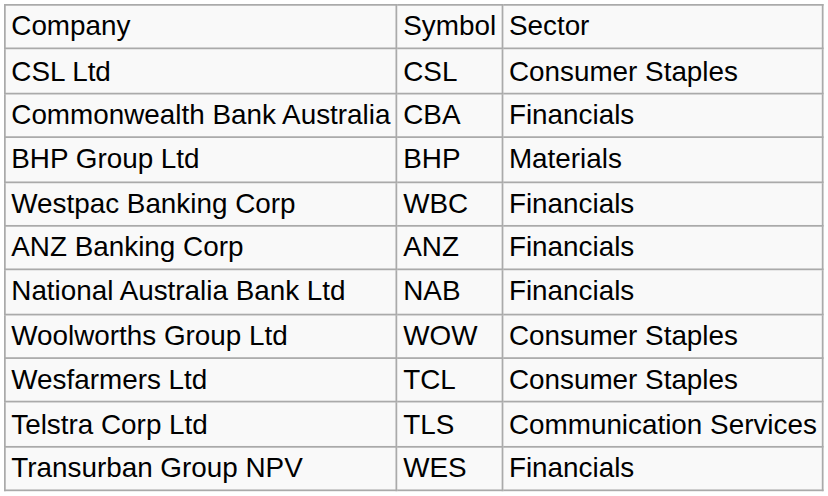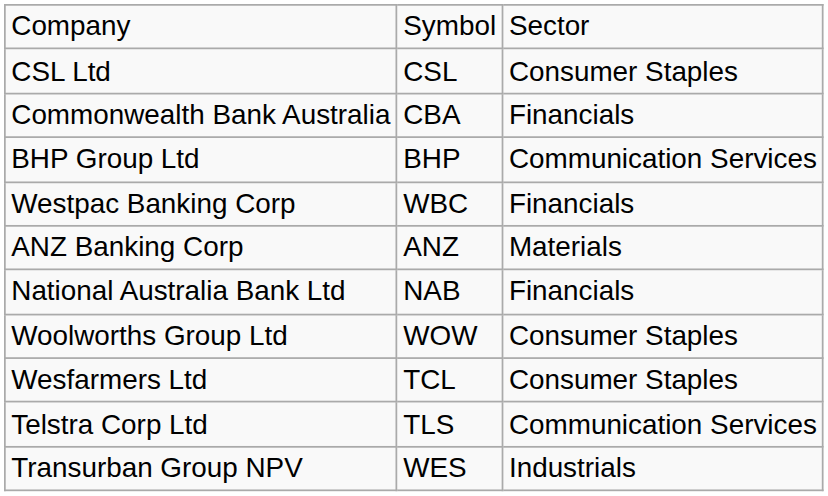(565, 159) Materials -> (663, 159) Communication Services
(572, 247) Financials -> (565, 247) Materials
(572, 468) Financials -> (572, 468) Industrials
